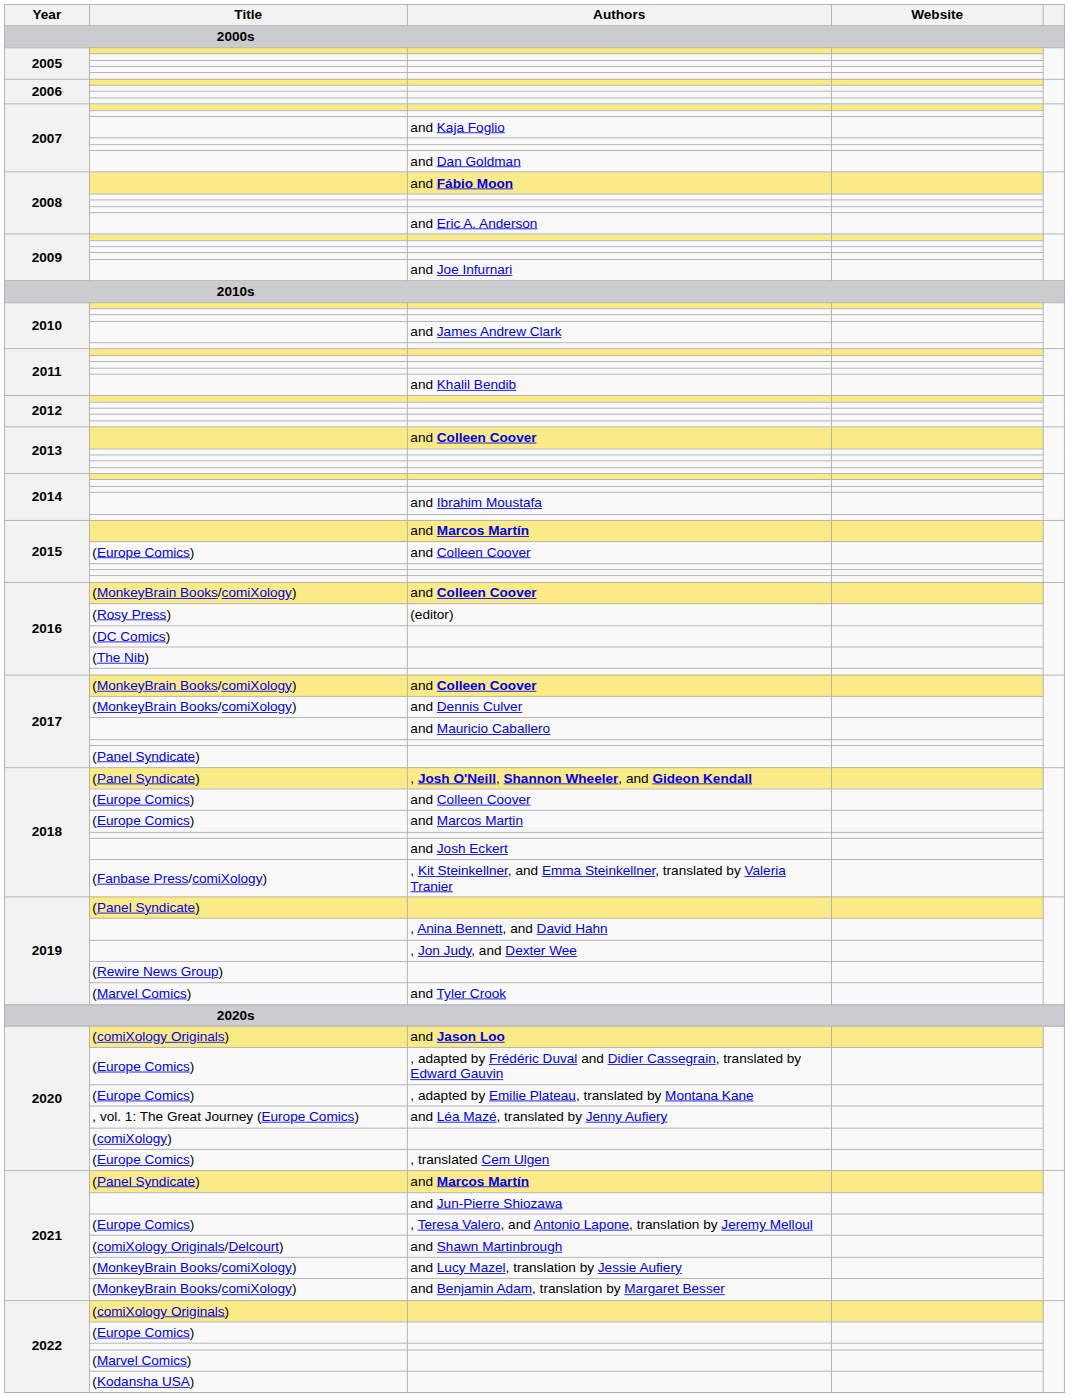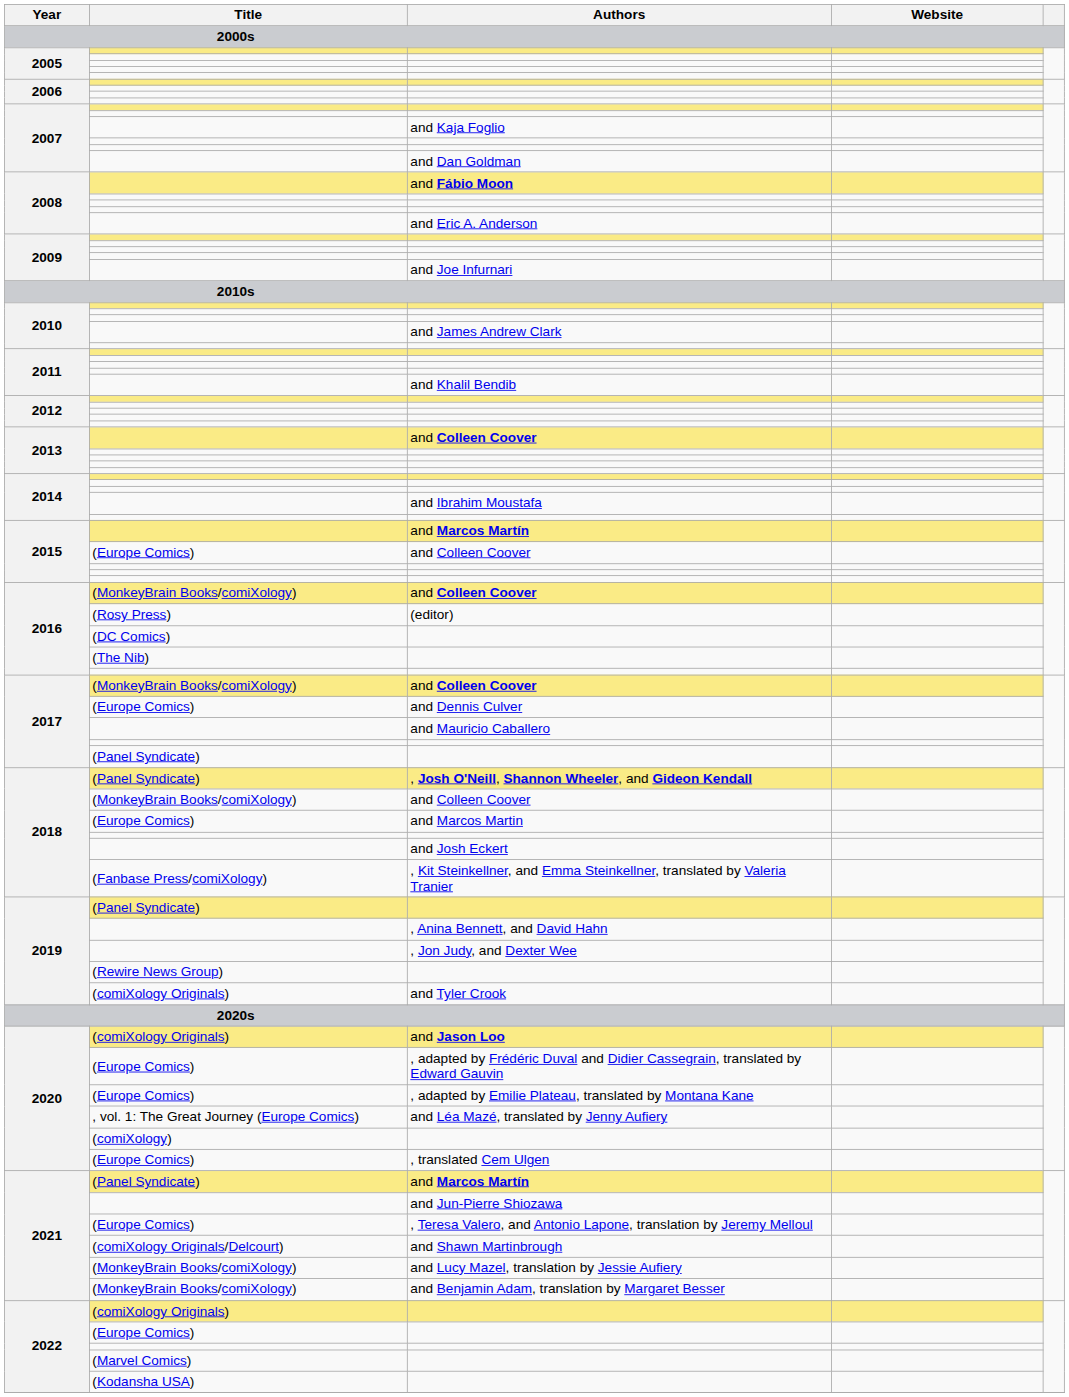(194, 707) (MonkeyBrain Books/comiXology) -> (143, 707) (Europe Comics)
(143, 799) (Europe Comics) -> (194, 799) (MonkeyBrain Books/comiXology)
(142, 993) (Marvel Comics) -> (161, 993) (comiXology Originals)
